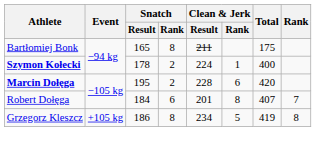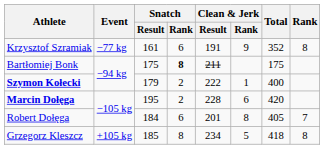+ row: (49, 47)
(142, 47) 165 -> (151, 65) 175
(172, 47) normal -> (181, 65) bold
(142, 65) 178 -> (151, 83) 179
(204, 65) 224 -> (213, 83) 222
(267, 100) 407 -> (276, 118) 405
(142, 118) 186 -> (151, 135) 185
(267, 118) 419 -> (276, 135) 418
